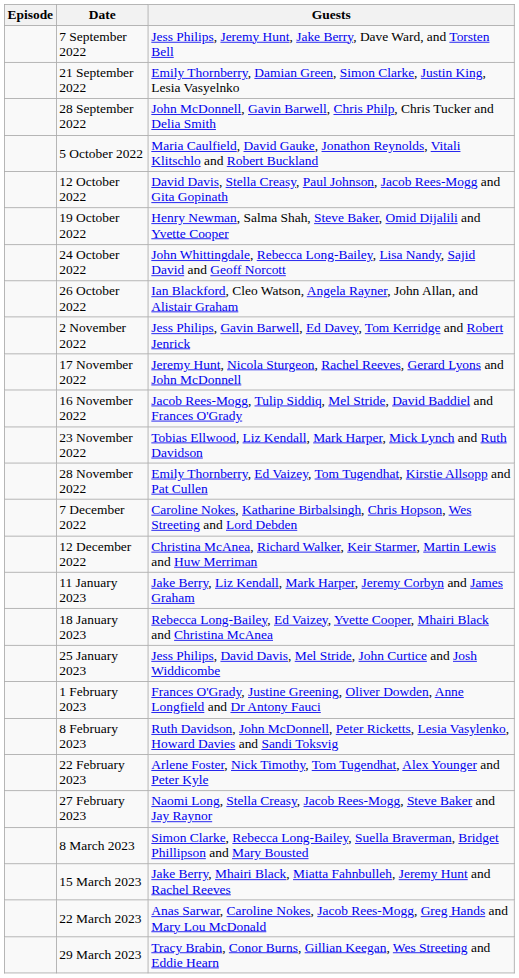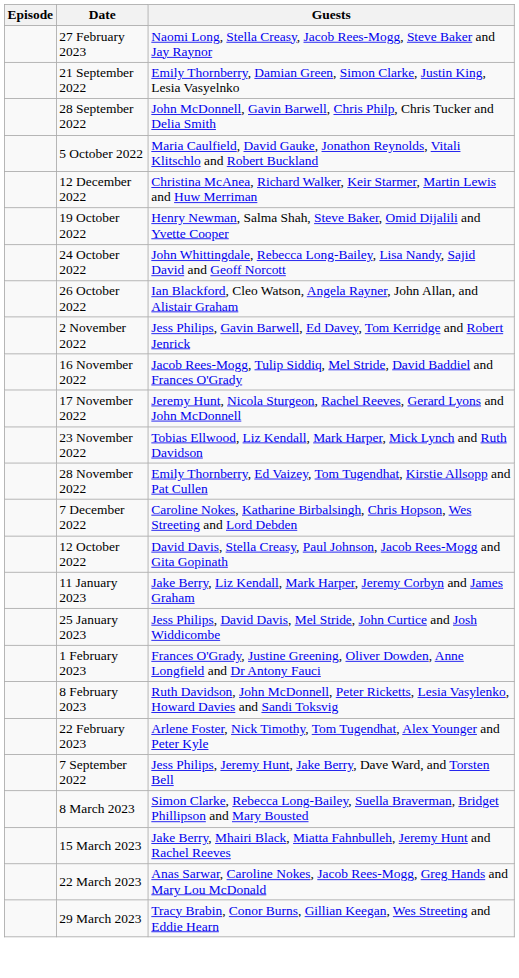rows swapped: (93, 44) <-> (92, 809)
rows swapped: (89, 189) <-> (95, 554)
rows swapped: (96, 408) <-> (96, 371)
- row: (89, 626)
